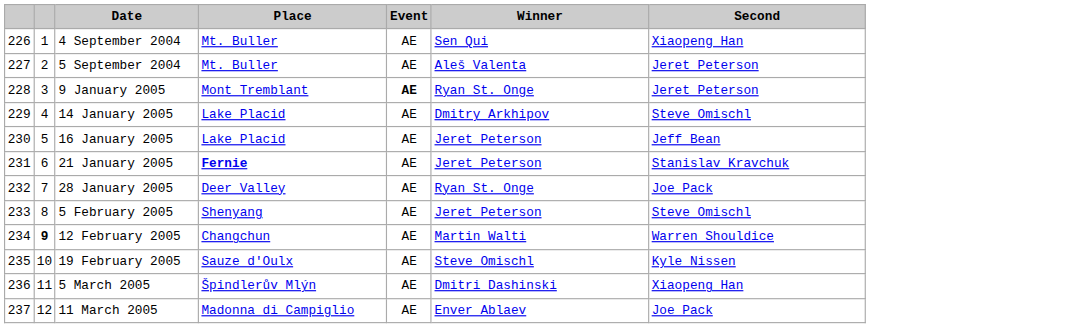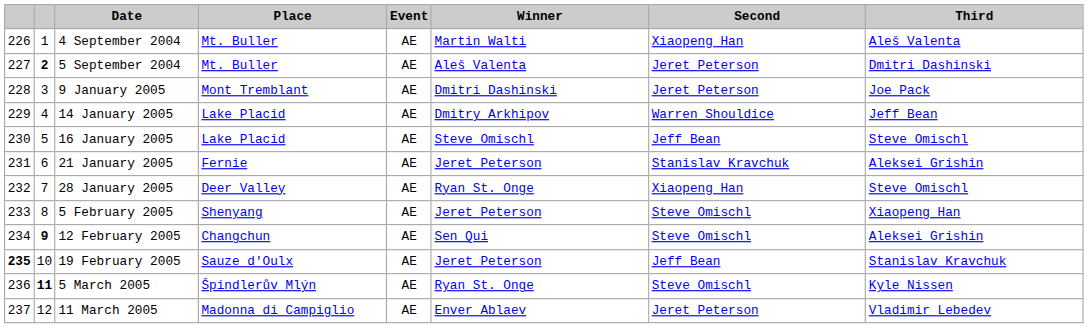+ column: (974, 17)
(461, 41) Sen Qui -> (480, 41) Martin Walti
(45, 66) normal -> (45, 66) bold
(409, 90) bold -> (409, 90) normal
(484, 90) Ryan St. Onge -> (496, 90) Dmitri Dashinski
(701, 115) Steve Omischl -> (713, 115) Warren Shouldice
(488, 139) Jeret Peterson -> (484, 139) Steve Omischl
(224, 164) bold -> (224, 164) normal
(682, 188) Joe Pack -> (698, 188) Xiaopeng Han
(480, 237) Martin Walti -> (461, 237) Sen Qui
(713, 237) Warren Shouldice -> (701, 237) Steve Omischl
(19, 262) normal -> (19, 262) bold
(484, 262) Steve Omischl -> (488, 262) Jeret Peterson
(694, 262) Kyle Nissen -> (686, 262) Jeff Bean
(45, 286) normal -> (45, 286) bold
(496, 286) Dmitri Dashinski -> (484, 286) Ryan St. Onge
(698, 286) Xiaopeng Han -> (701, 286) Steve Omischl
(682, 311) Joe Pack -> (705, 311) Jeret Peterson
